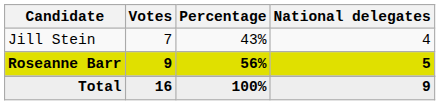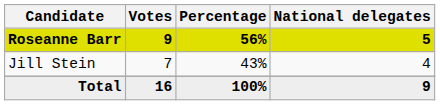rows swapped: (65, 64) <-> (52, 40)
